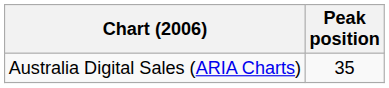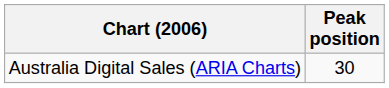(345, 67) 35 -> (345, 67) 30
